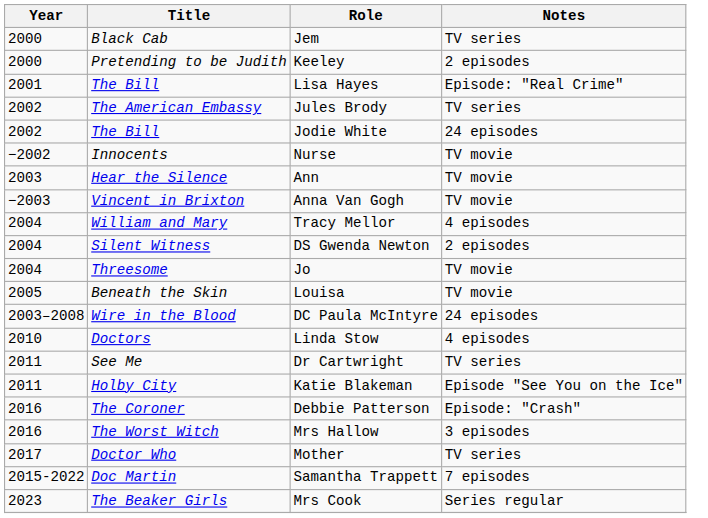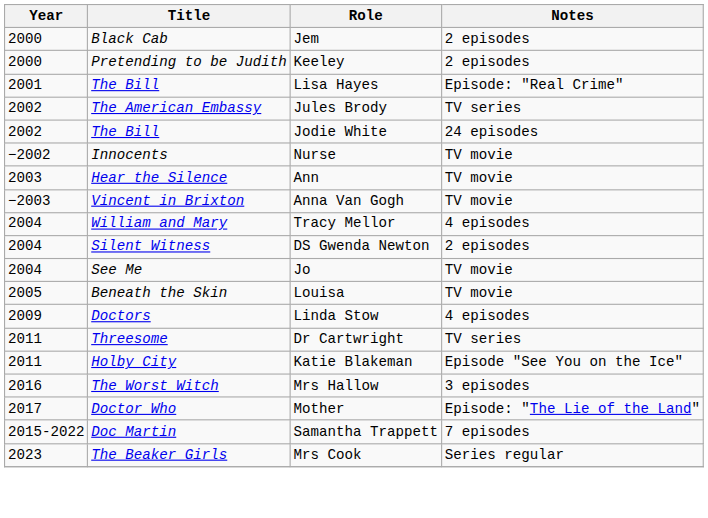(483, 39) TV series -> (487, 39) 2 episodes
(129, 270) Threesome -> (117, 270) See Me
- row: (366, 316)
(25, 339) 2010 -> (25, 316) 2009
(117, 363) See Me -> (129, 339) Threesome
- row: (362, 409)
(483, 455) TV series -> (572, 409) Episode: "The Lie of the Land"
